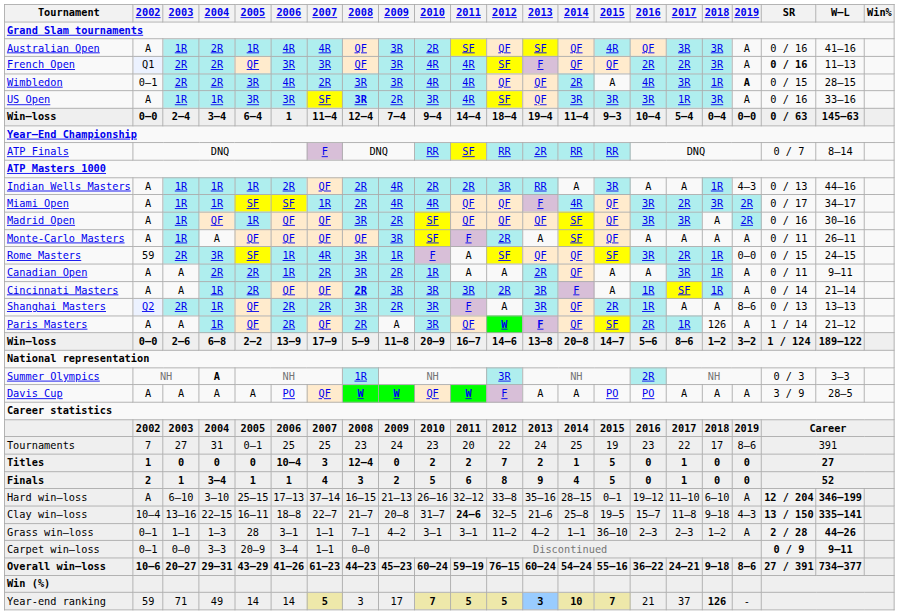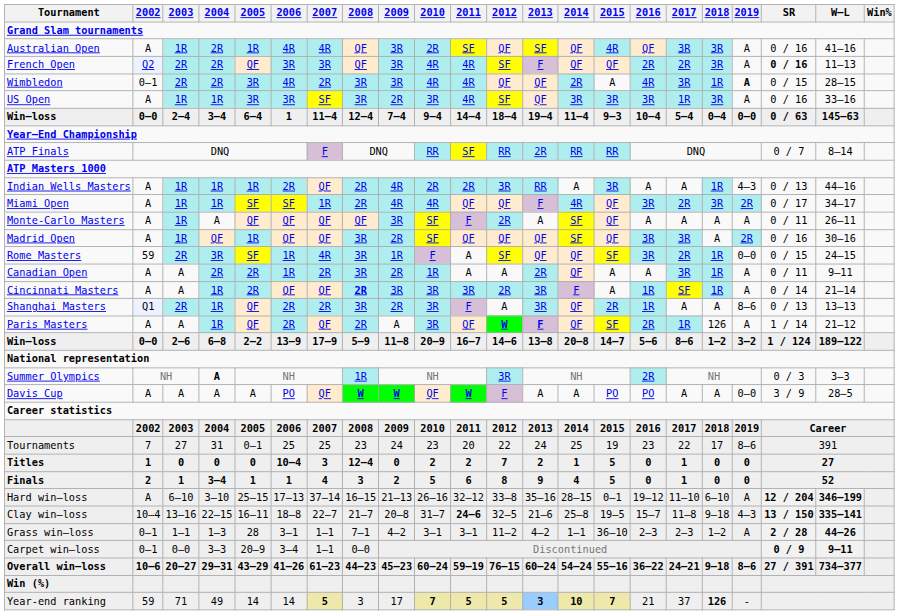(148, 65) Q1 -> (148, 65) Q2
(361, 99) bold -> (361, 99) normal
rows swapped: (66, 238) <-> (41, 220)
(148, 307) Q2 -> (148, 307) Q1
(747, 393) A -> (747, 393) 0–0
